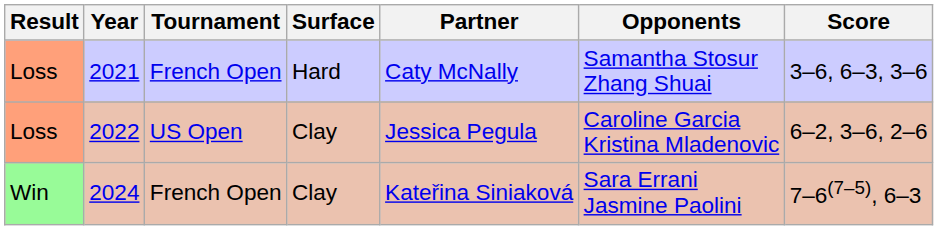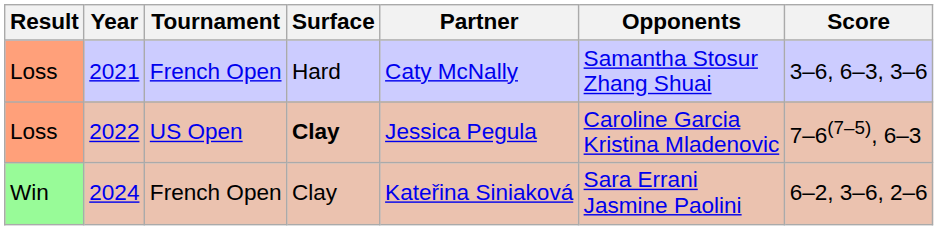(314, 132) normal -> (316, 132) bold
(859, 132) 6–2, 3–6, 2–6 -> (855, 132) 7–6(7–5), 6–3
(855, 193) 7–6(7–5), 6–3 -> (859, 193) 6–2, 3–6, 2–6
